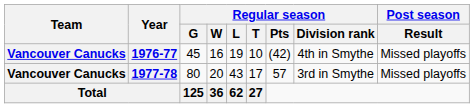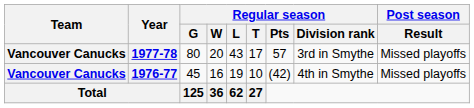rows swapped: (154, 54) <-> (154, 74)
